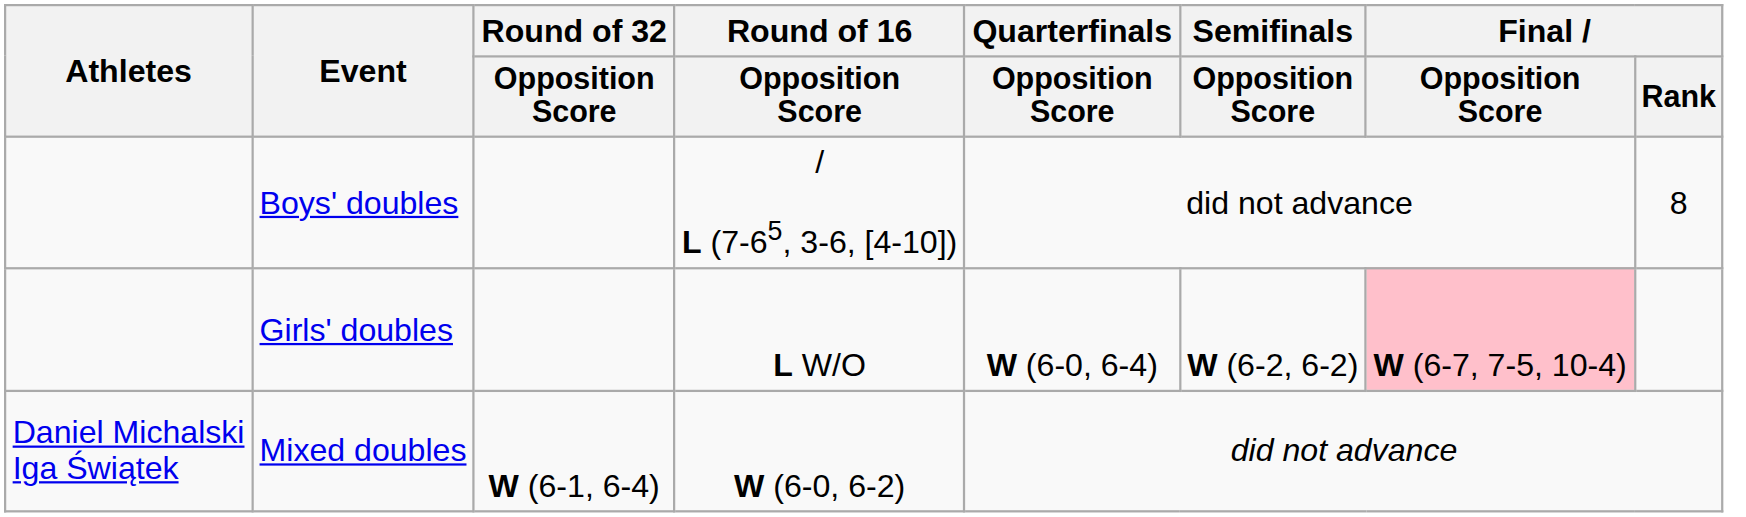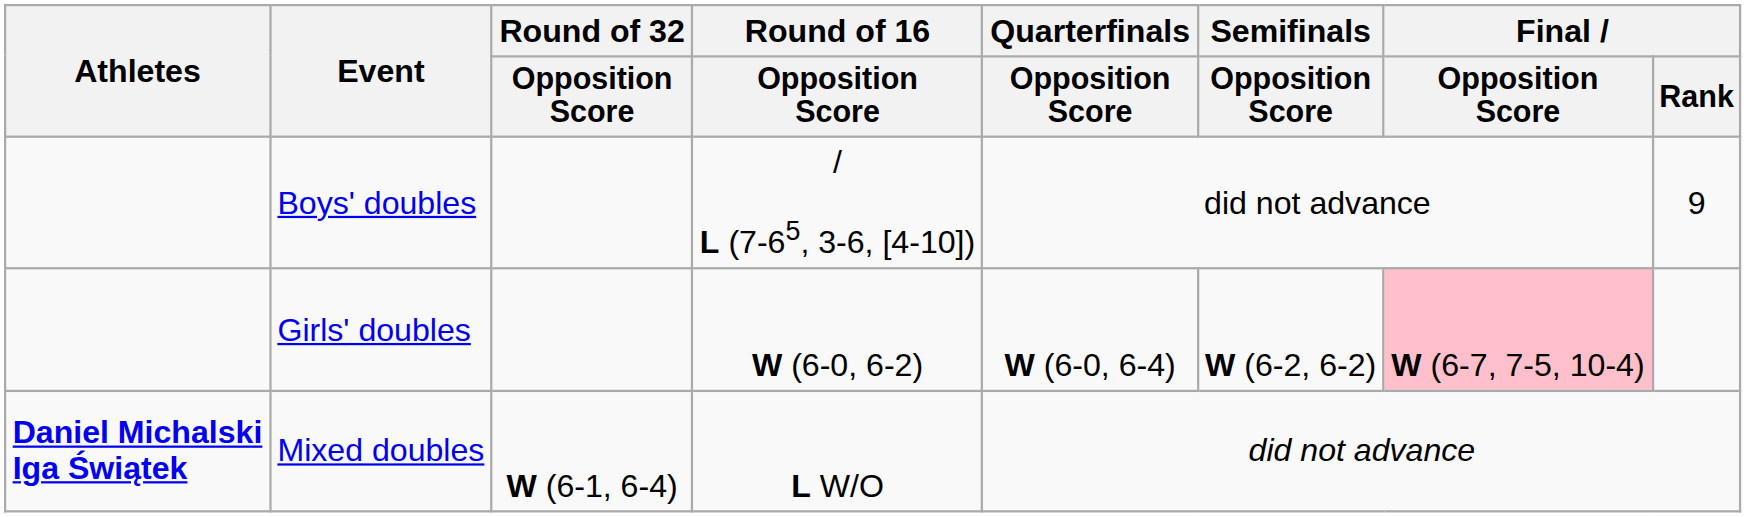(1679, 203) 8 -> (1697, 203) 9
(820, 365) L W/O -> (838, 365) W (6-0, 6-2)
(129, 451) normal -> (138, 451) bold
(820, 487) W (6-0, 6-2) -> (838, 487) L W/O
